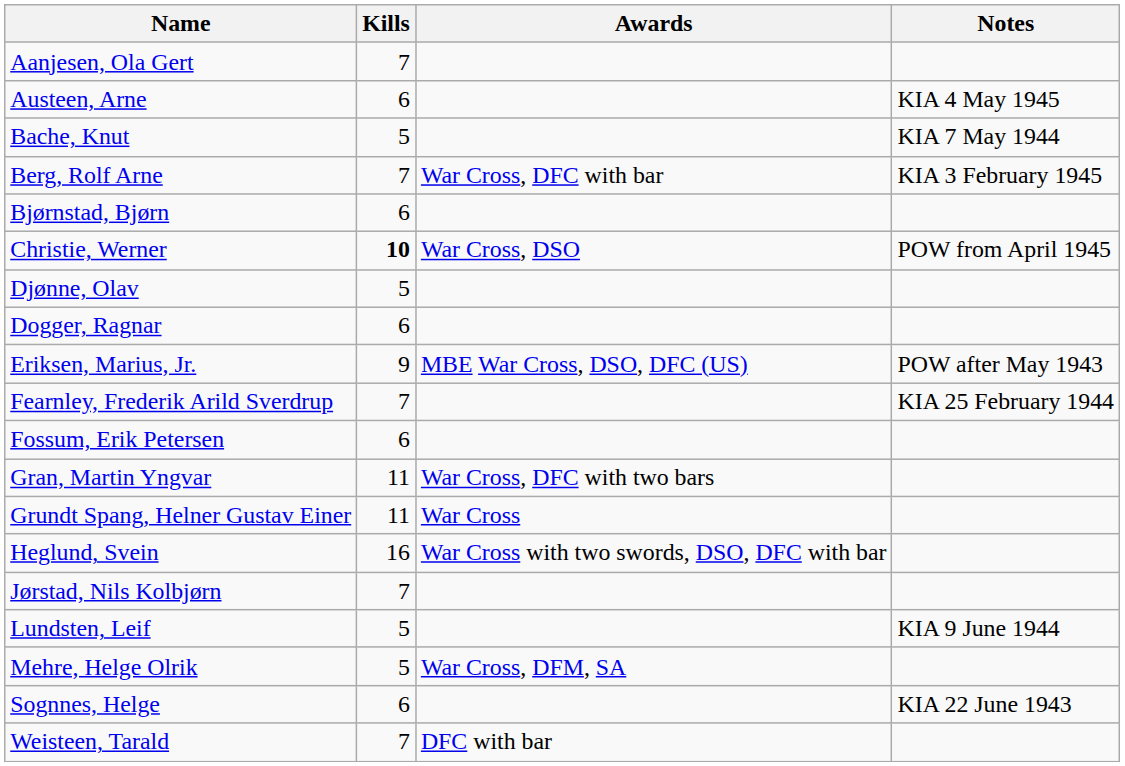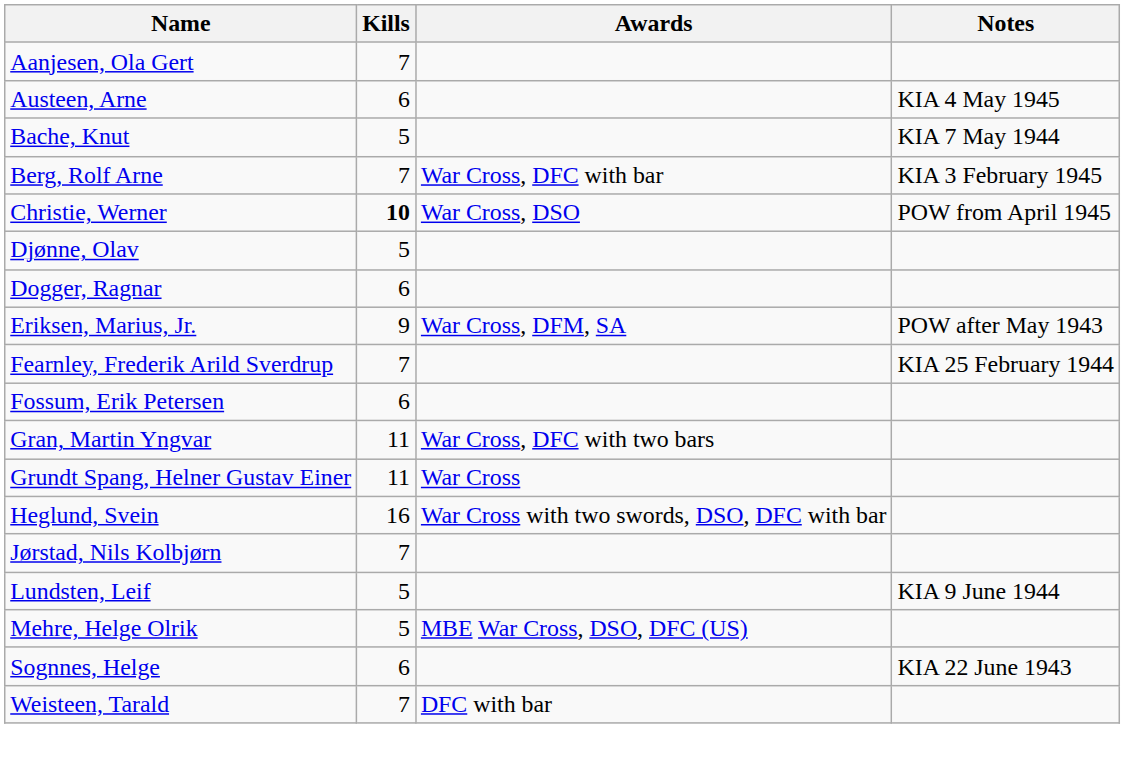- row: (90, 212)
(584, 363) MBE War Cross, DSO, DFC (US) -> (524, 325) War Cross, DFM, SA
(524, 666) War Cross, DFM, SA -> (584, 628) MBE War Cross, DSO, DFC (US)
